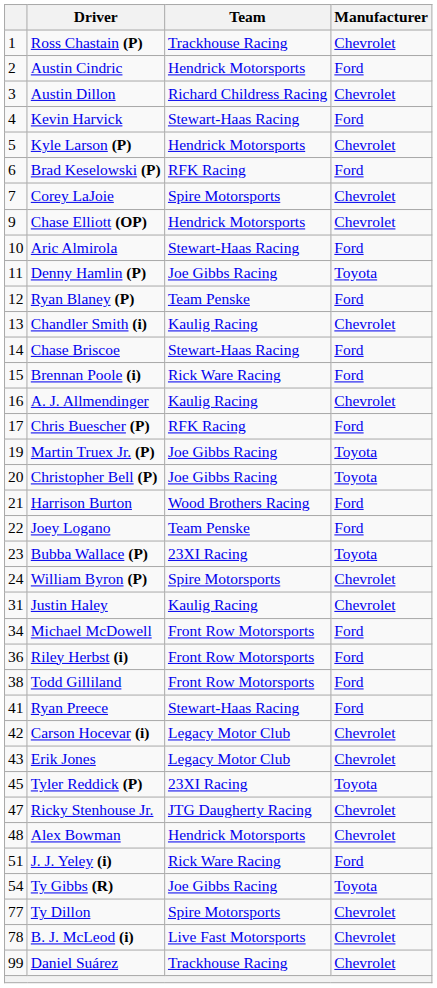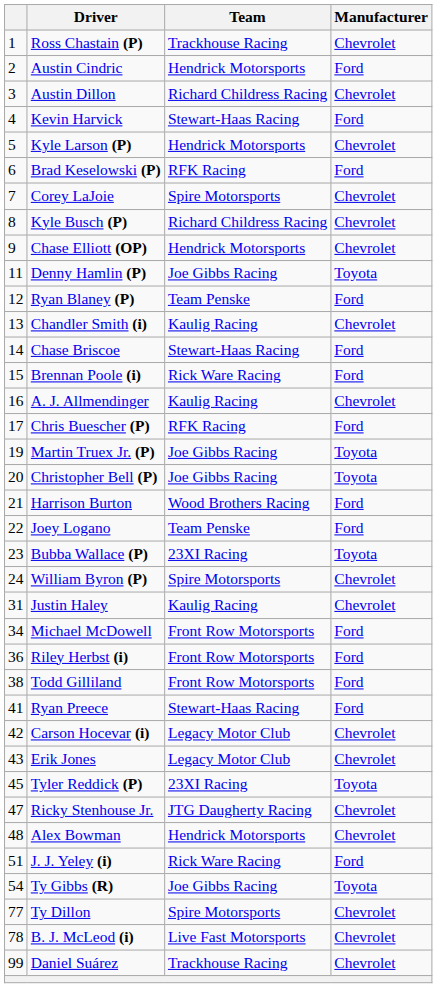+ row: (79, 221)
- row: (74, 247)
